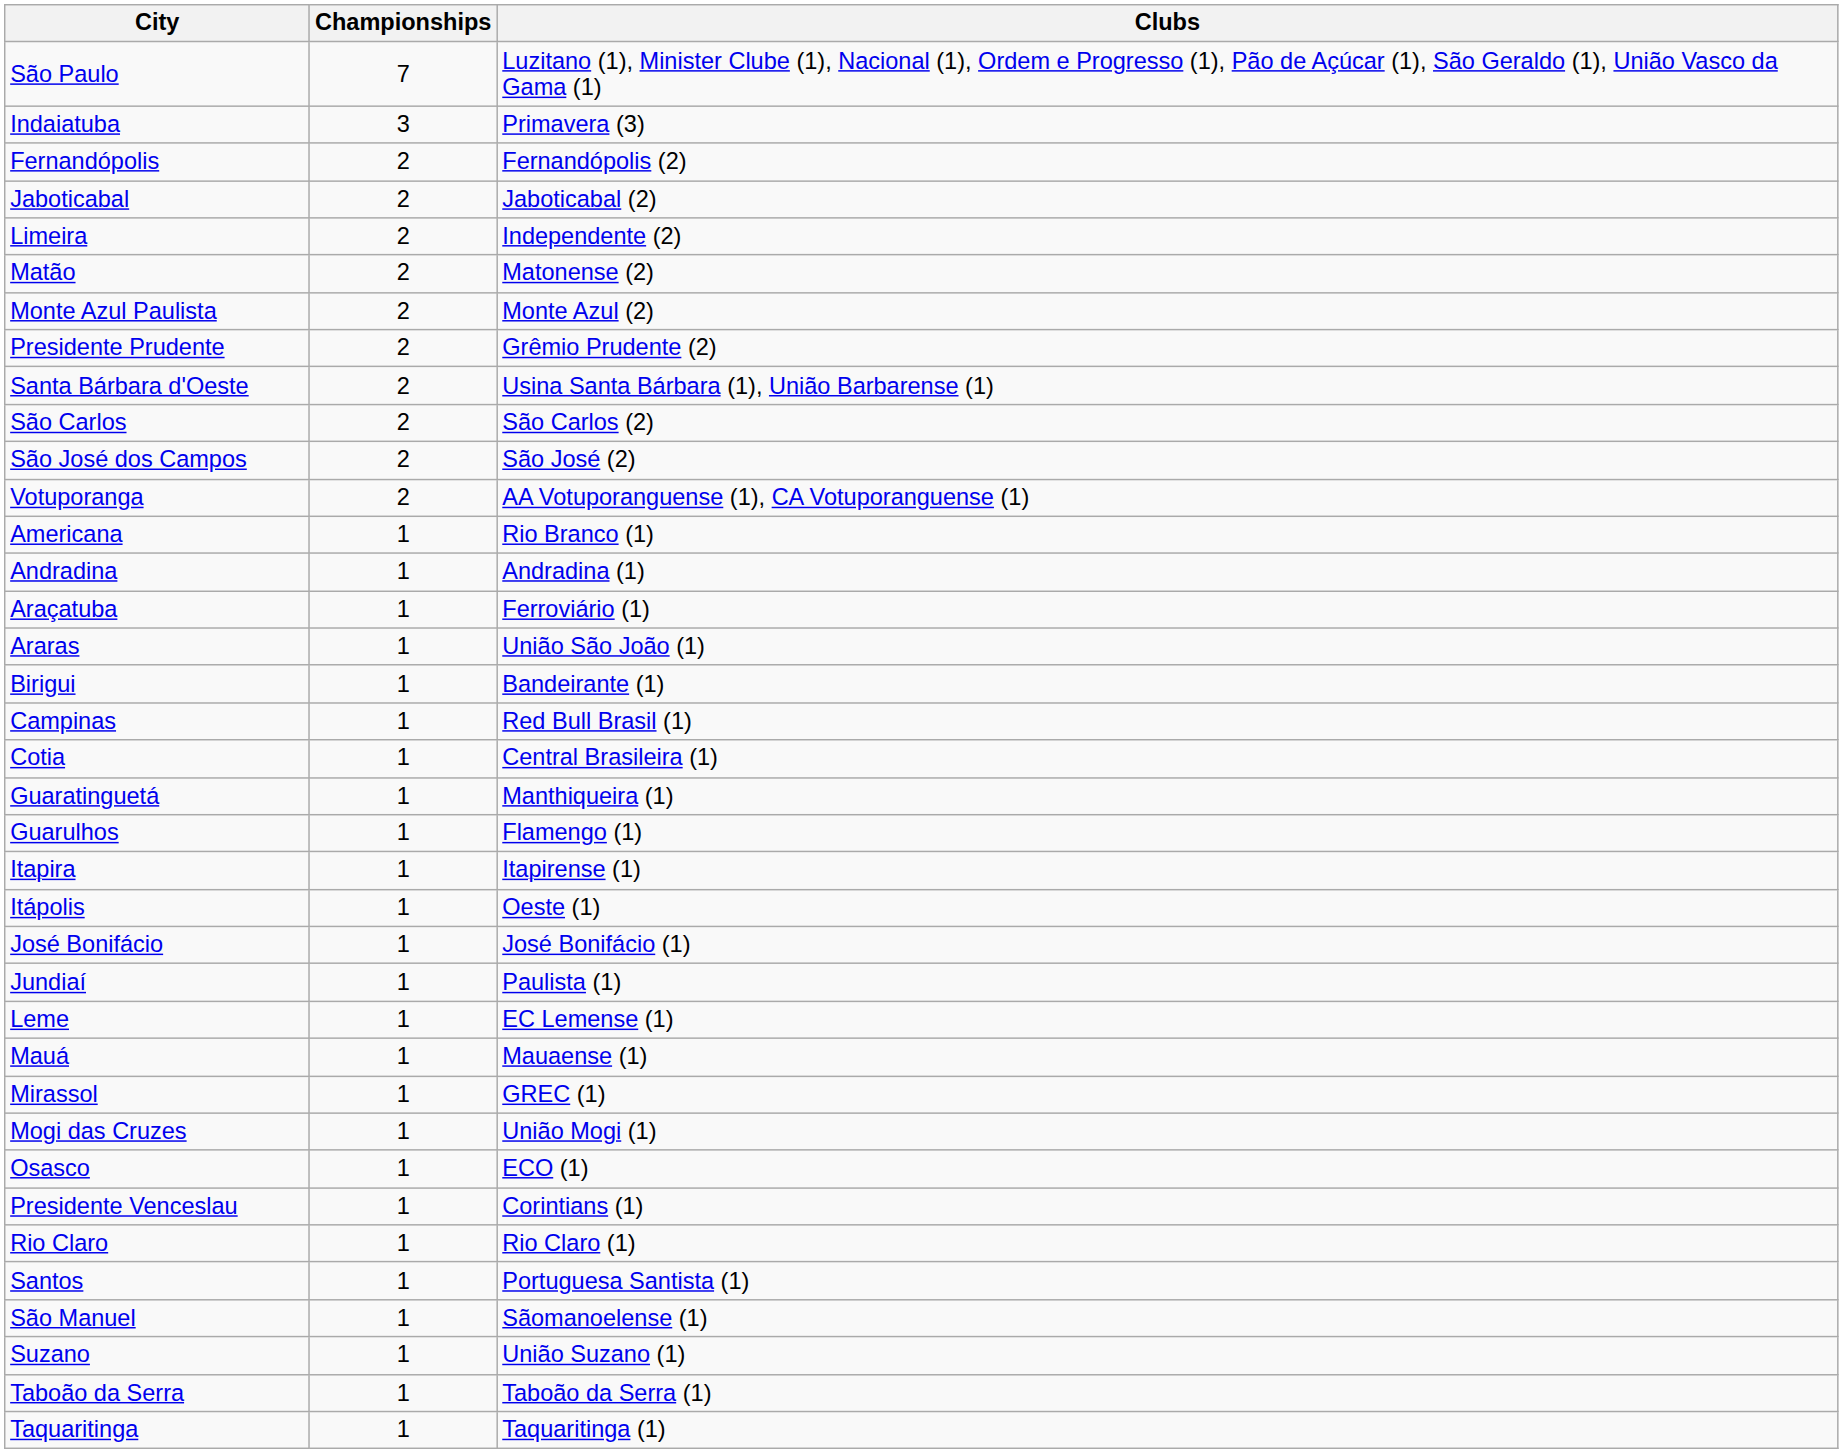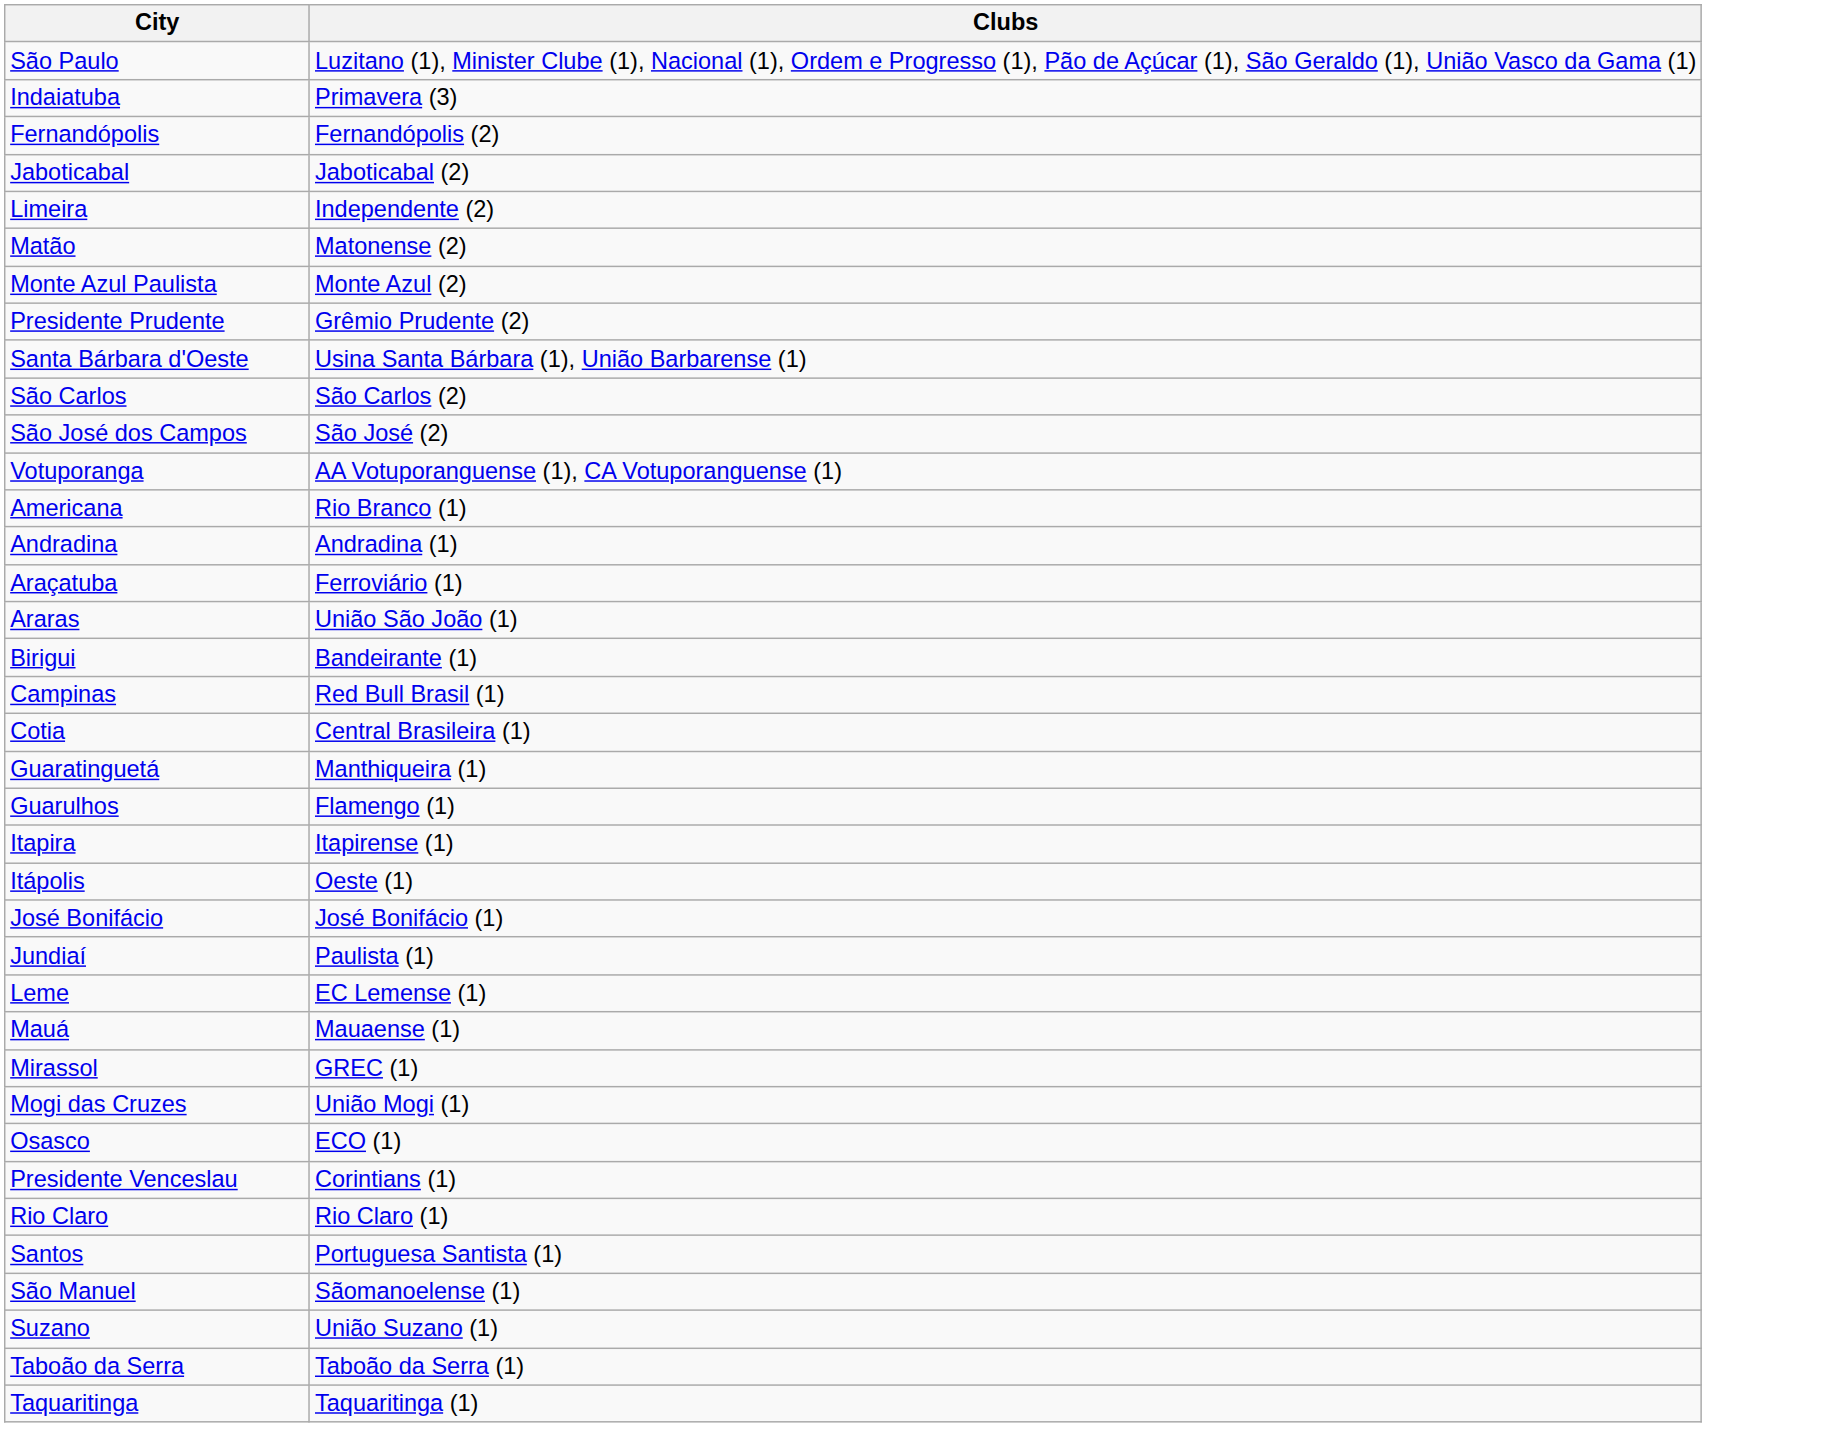- column: (403, 23)
